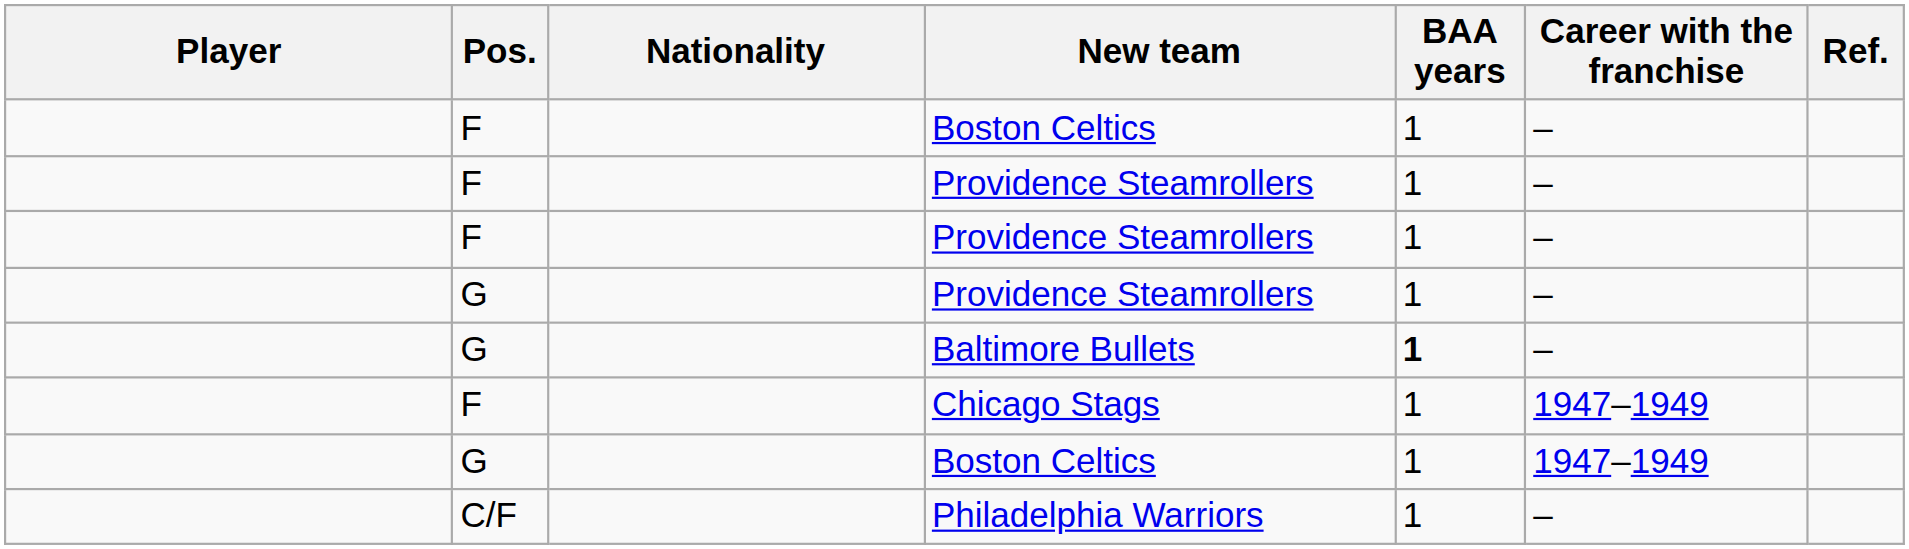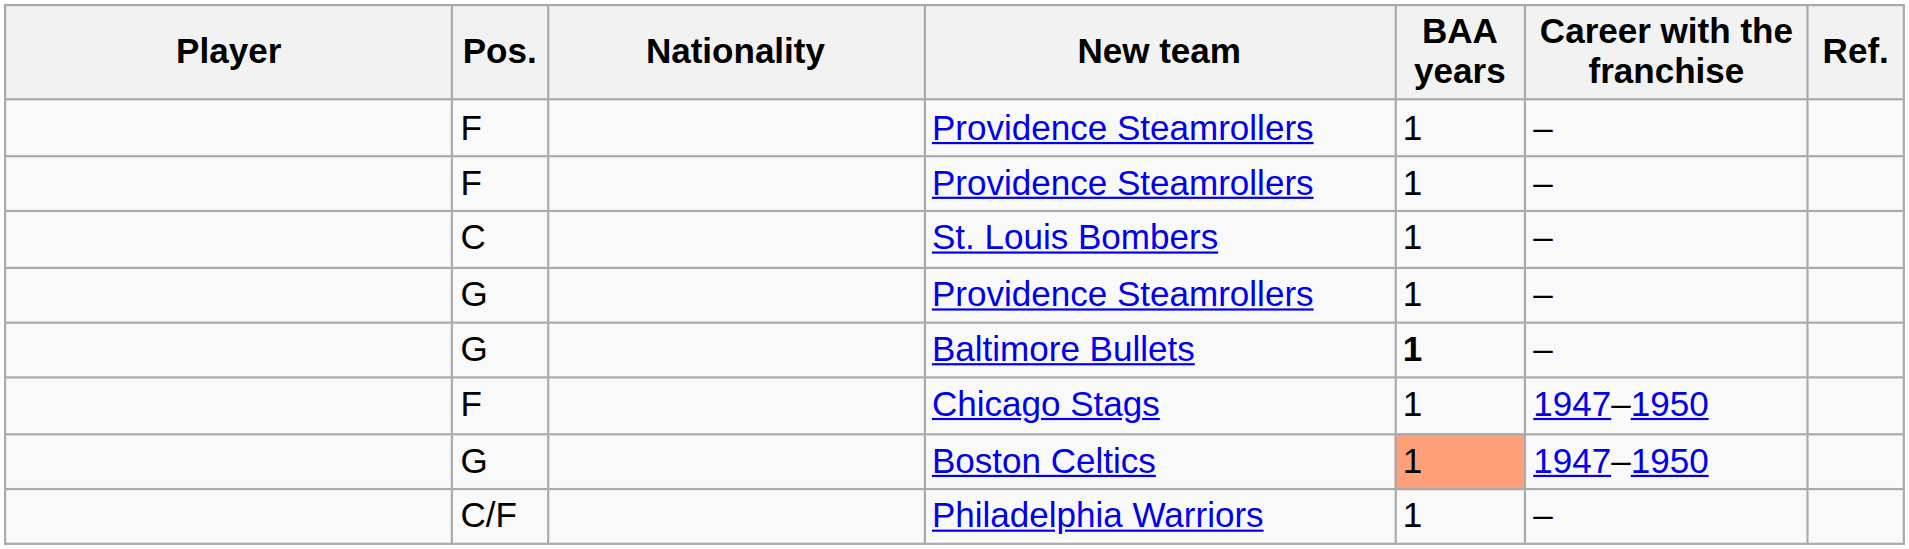- row: (471, 127)
+ row: (473, 238)
(1621, 405) 1947–1949 -> (1621, 405) 1947–1950
(1412, 460) no background -> (1412, 460) lightsalmon background
(1621, 460) 1947–1949 -> (1621, 460) 1947–1950
